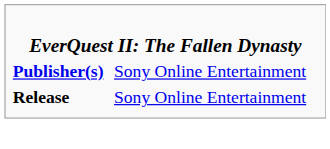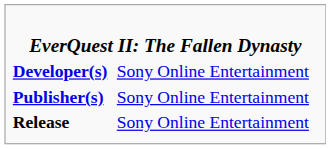+ row: (60, 71)
